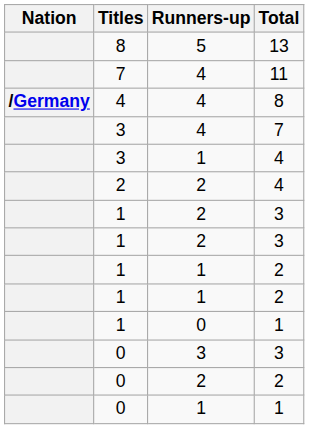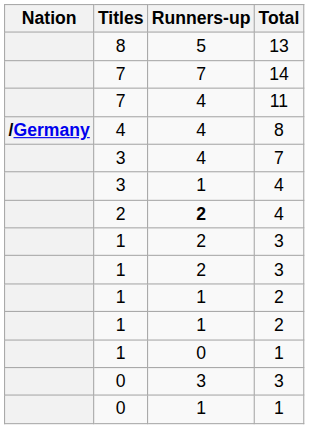+ row: (121, 74)
(201, 185) normal -> (201, 213) bold
- row: (121, 381)
